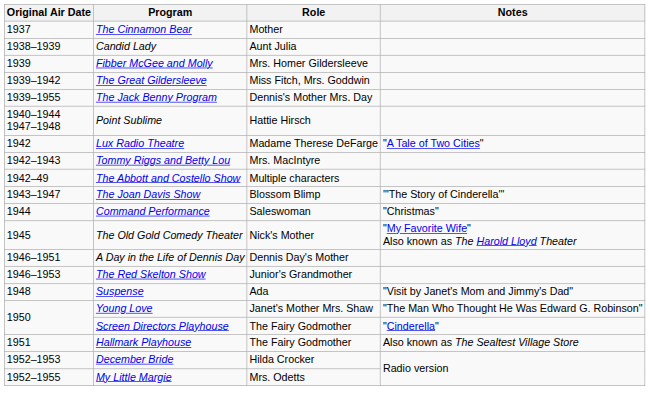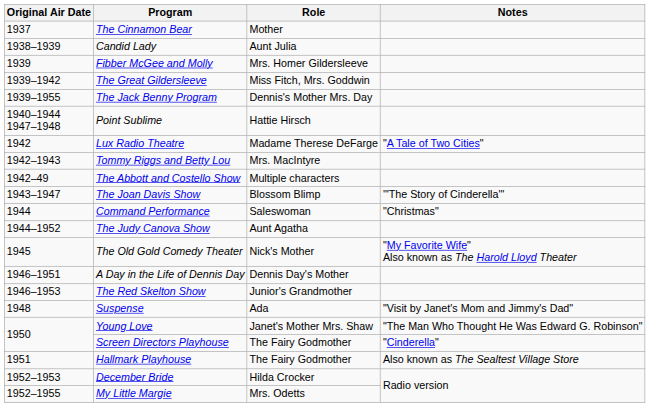+ row: (153, 229)
